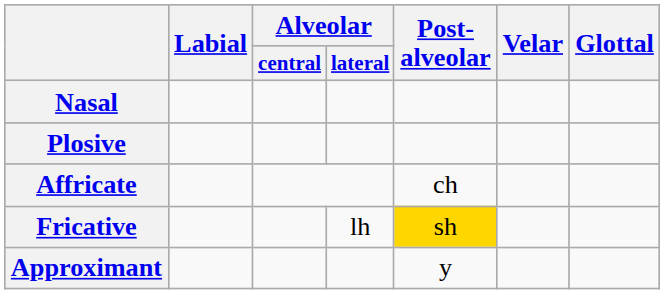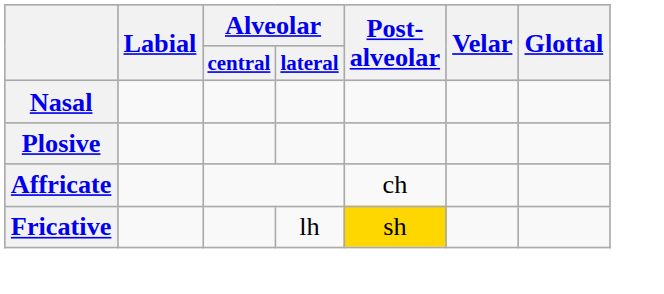- row: (86, 267)
